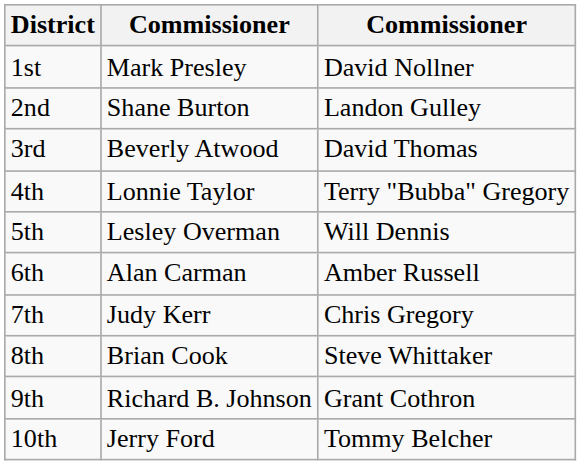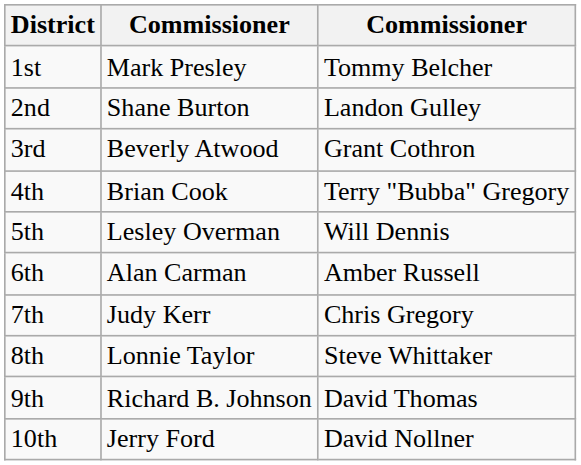(399, 66) David Nollner -> (408, 66) Tommy Belcher
(401, 149) David Thomas -> (400, 149) Grant Cothron
(181, 190) Lonnie Taylor -> (167, 190) Brian Cook
(167, 356) Brian Cook -> (181, 356) Lonnie Taylor
(400, 397) Grant Cothron -> (401, 397) David Thomas
(408, 438) Tommy Belcher -> (399, 438) David Nollner
